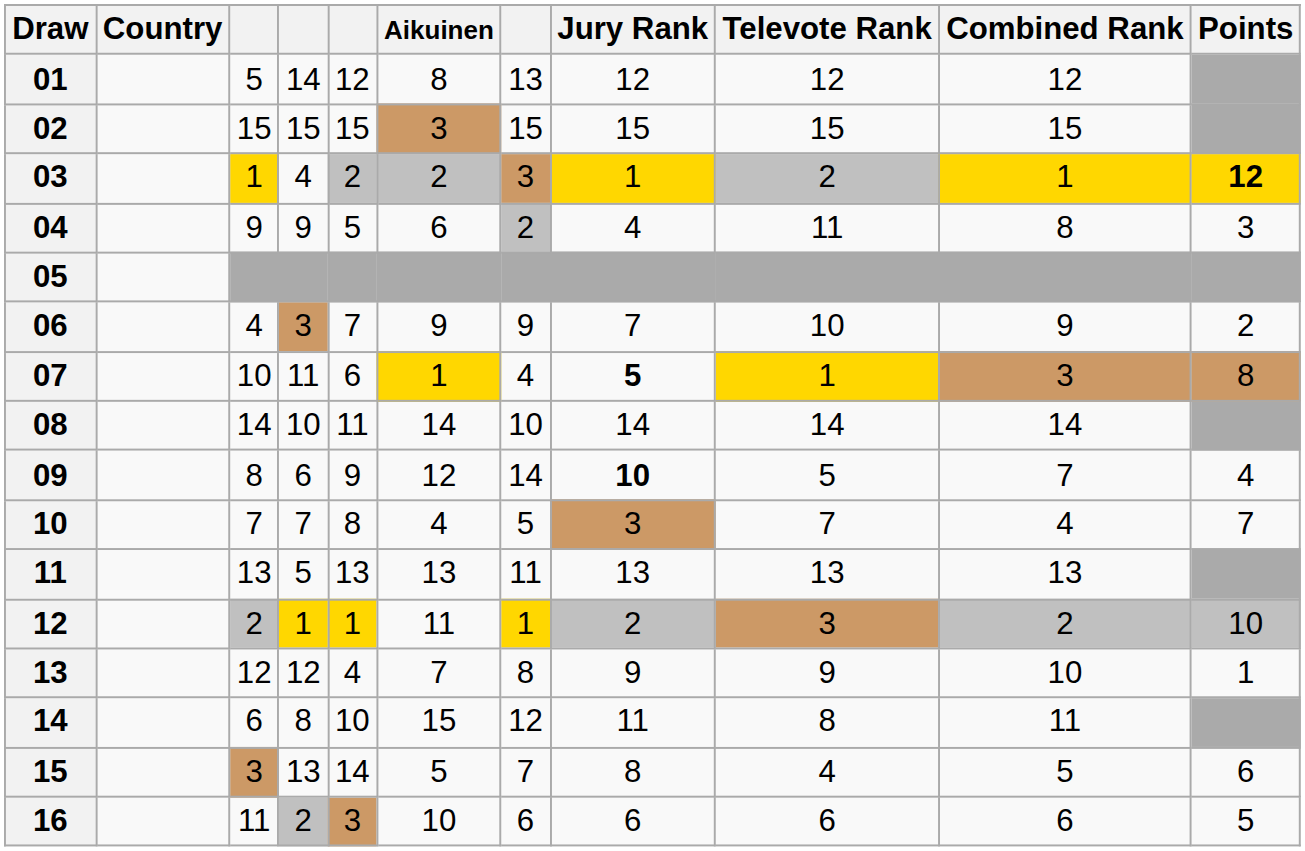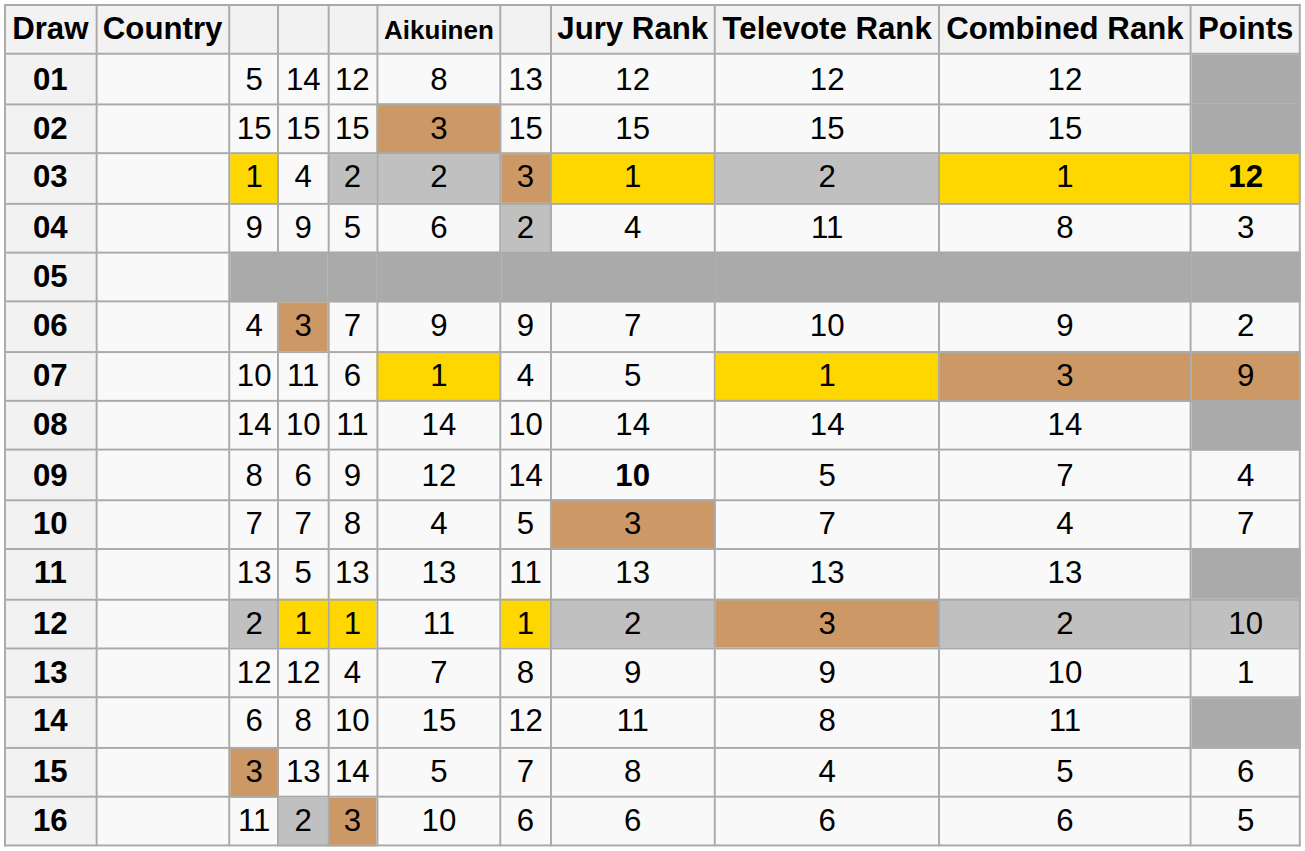(633, 375) bold -> (633, 375) normal
(1246, 375) 8 -> (1246, 375) 9
